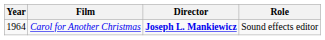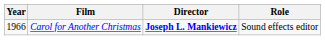(16, 27) 1964 -> (16, 27) 1966
